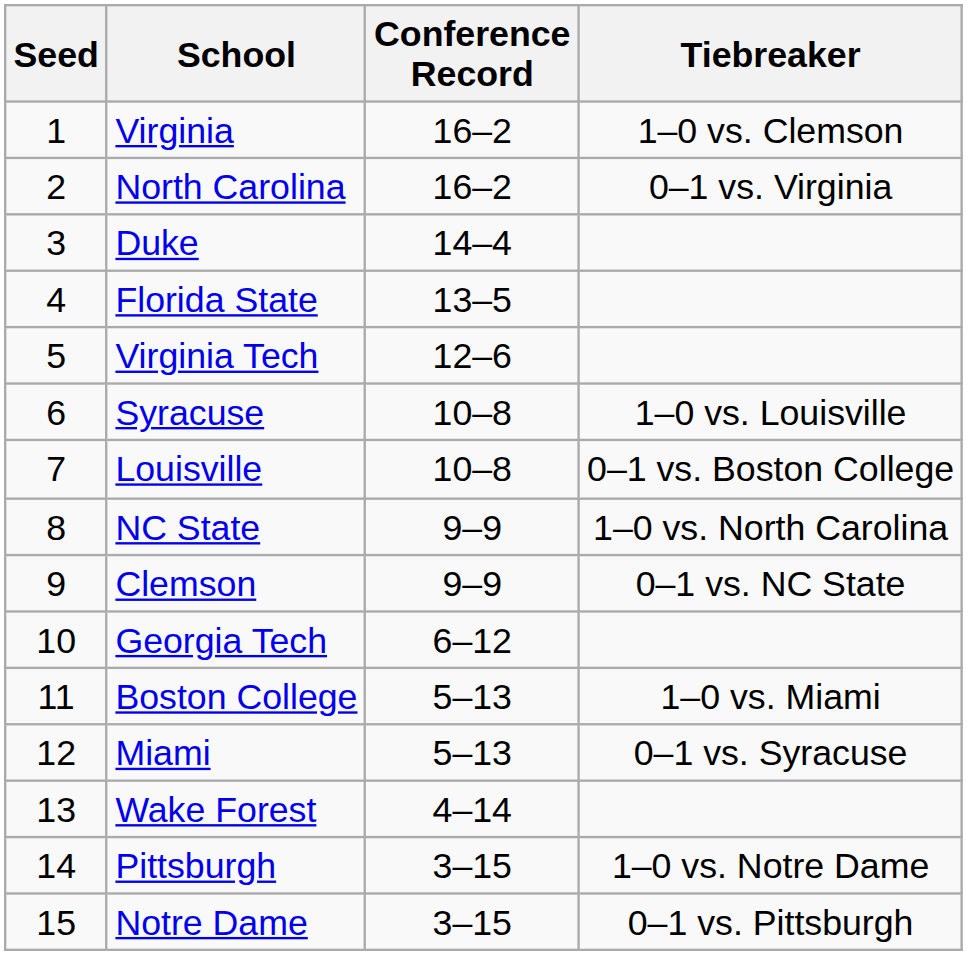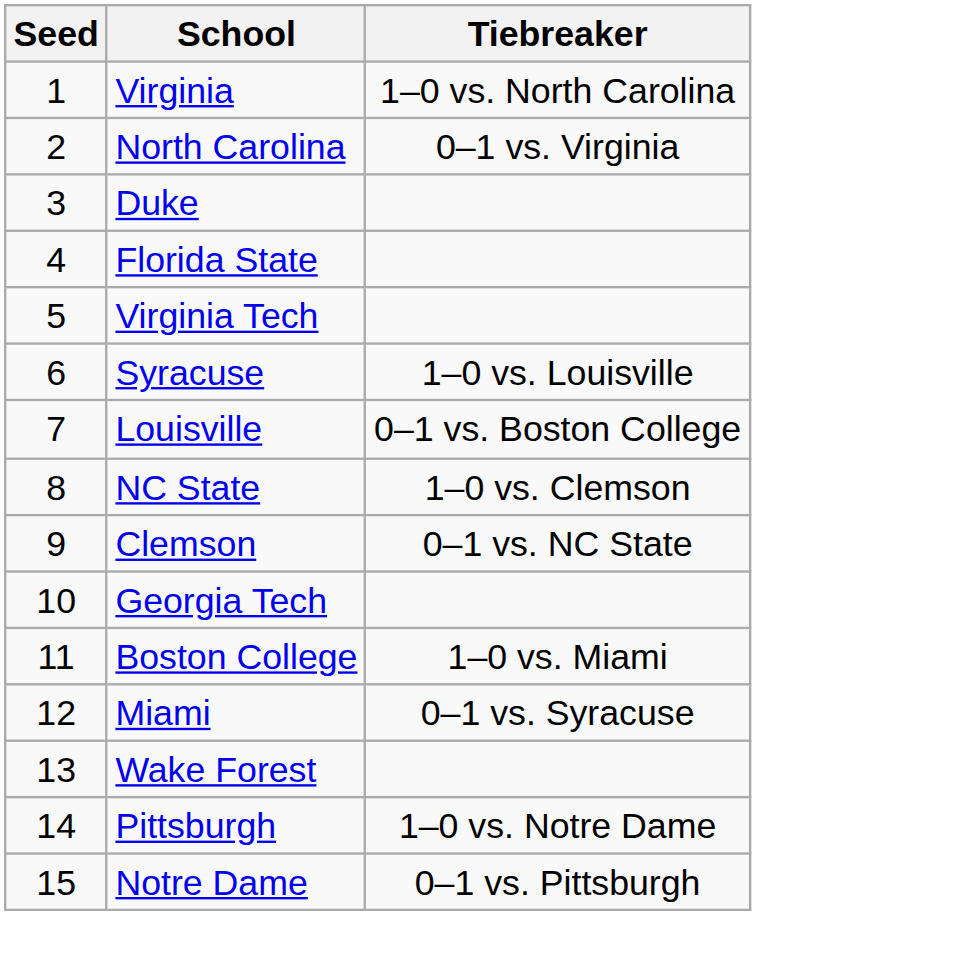- column: (472, 54)
(771, 130) 1–0 vs. Clemson -> (558, 90) 1–0 vs. North Carolina
(771, 526) 1–0 vs. North Carolina -> (558, 486) 1–0 vs. Clemson
